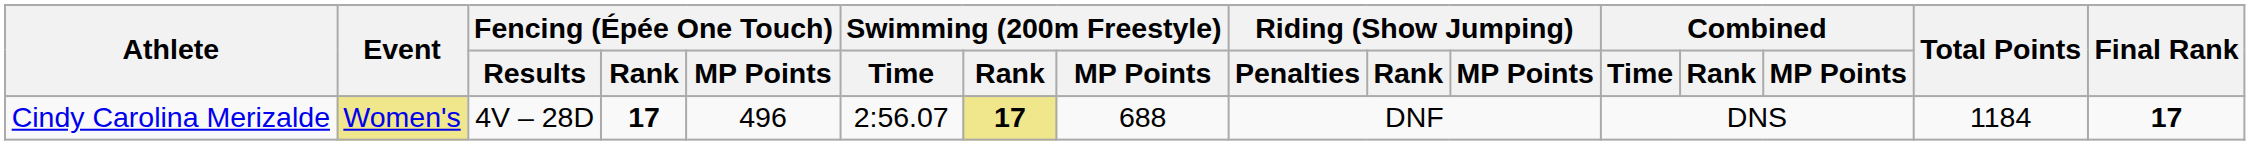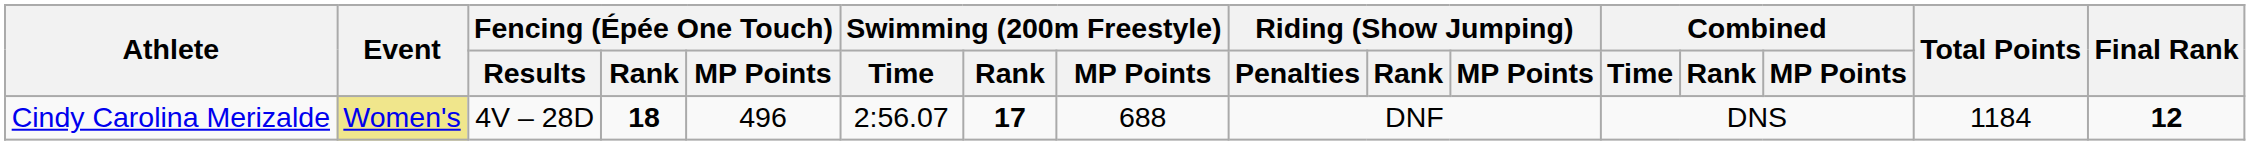(644, 118) 17 -> (644, 118) 18
(1010, 118) khaki background -> (1010, 118) no background
(2166, 118) 17 -> (2166, 118) 12
